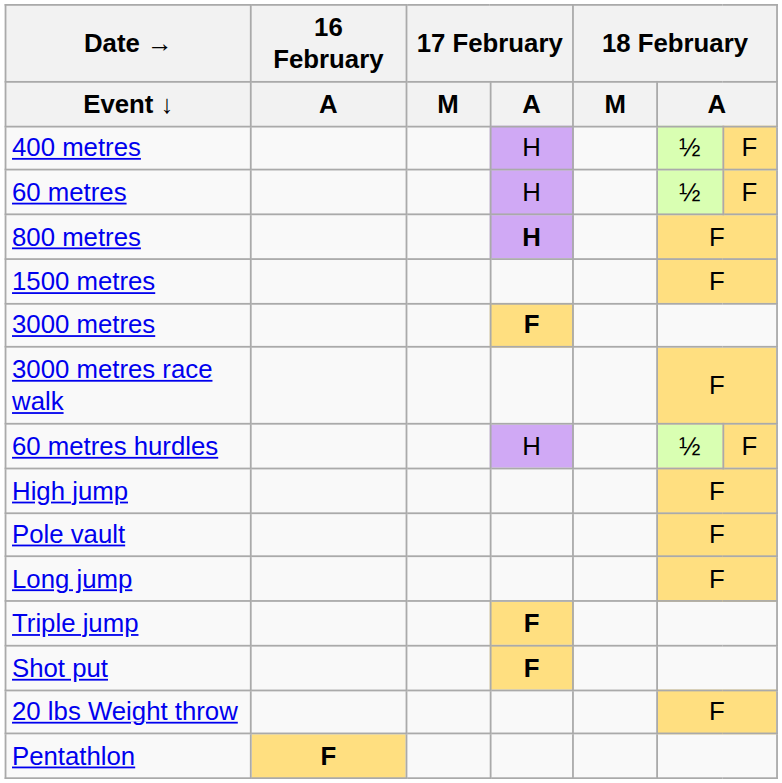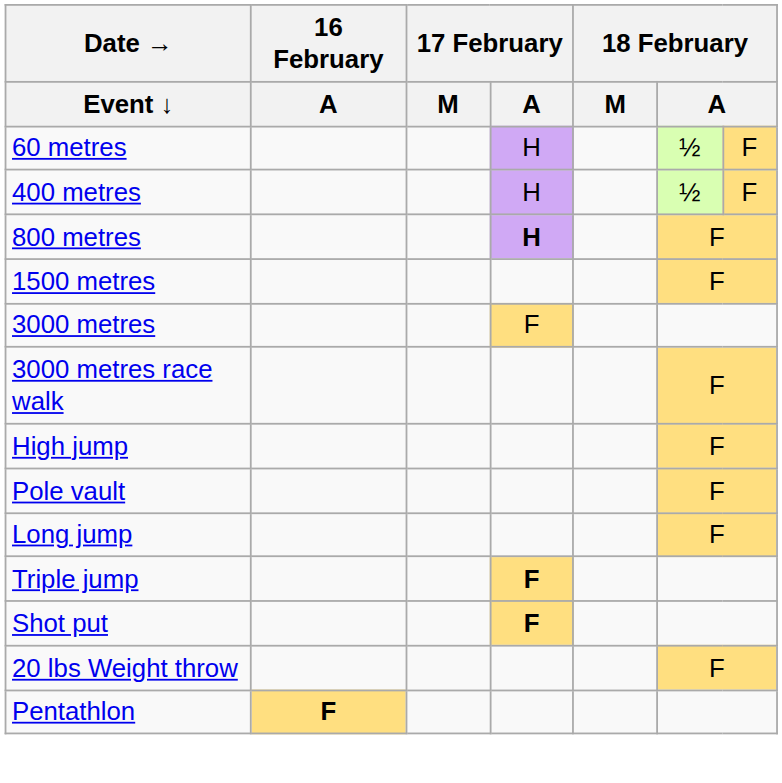rows swapped: (69, 192) <-> (76, 148)
(532, 325) bold -> (532, 325) normal
- row: (115, 446)
